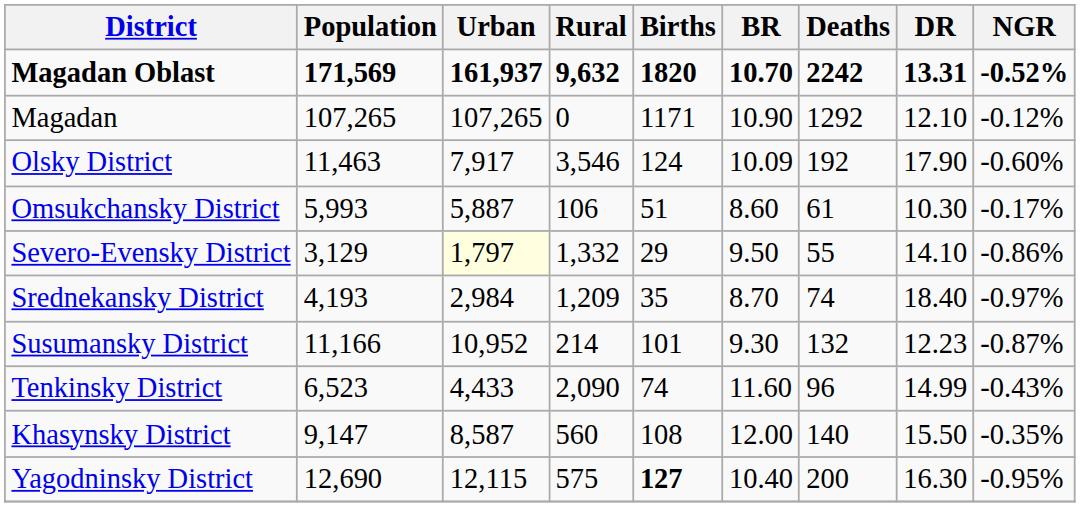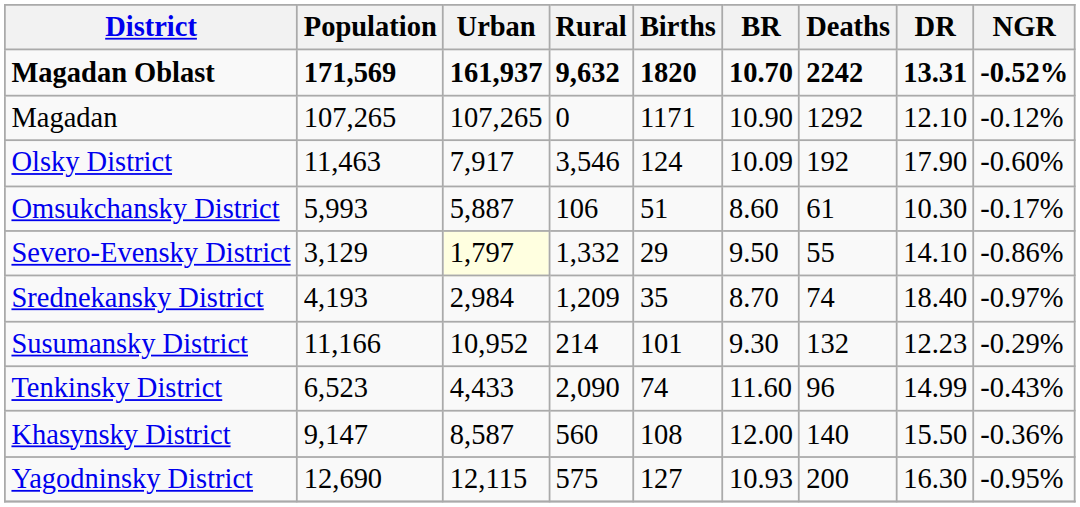(1022, 343) -0.87% -> (1022, 343) -0.29%
(1022, 433) -0.35% -> (1022, 433) -0.36%
(661, 478) bold -> (661, 478) normal
(761, 478) 10.40 -> (761, 478) 10.93
